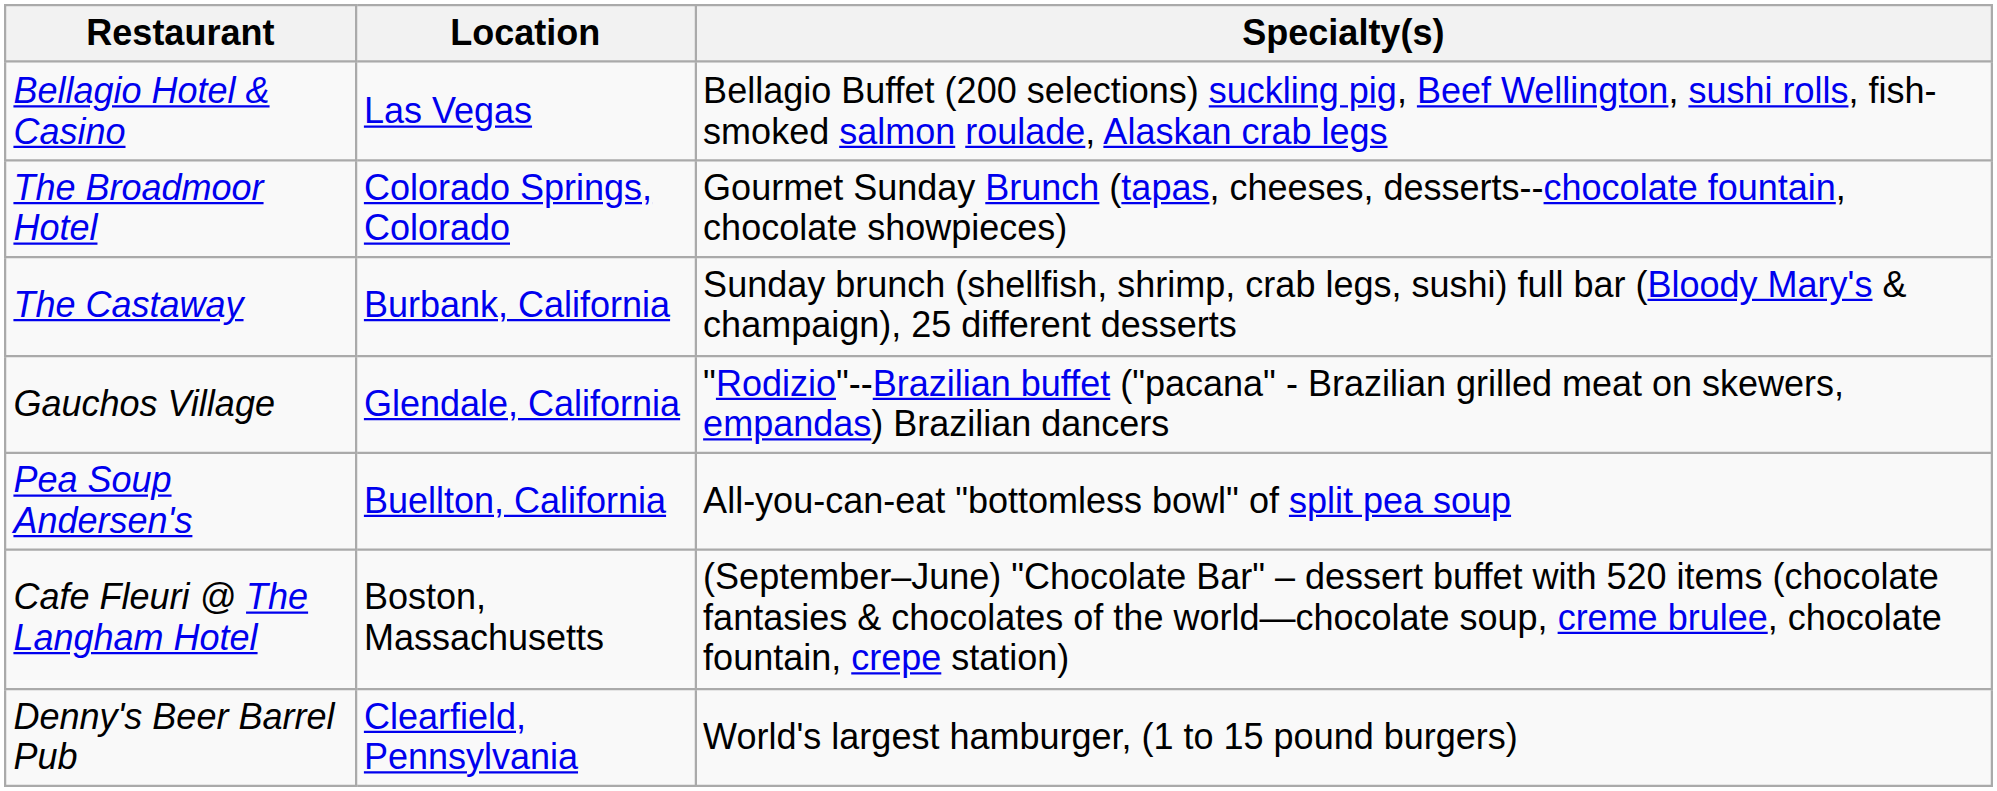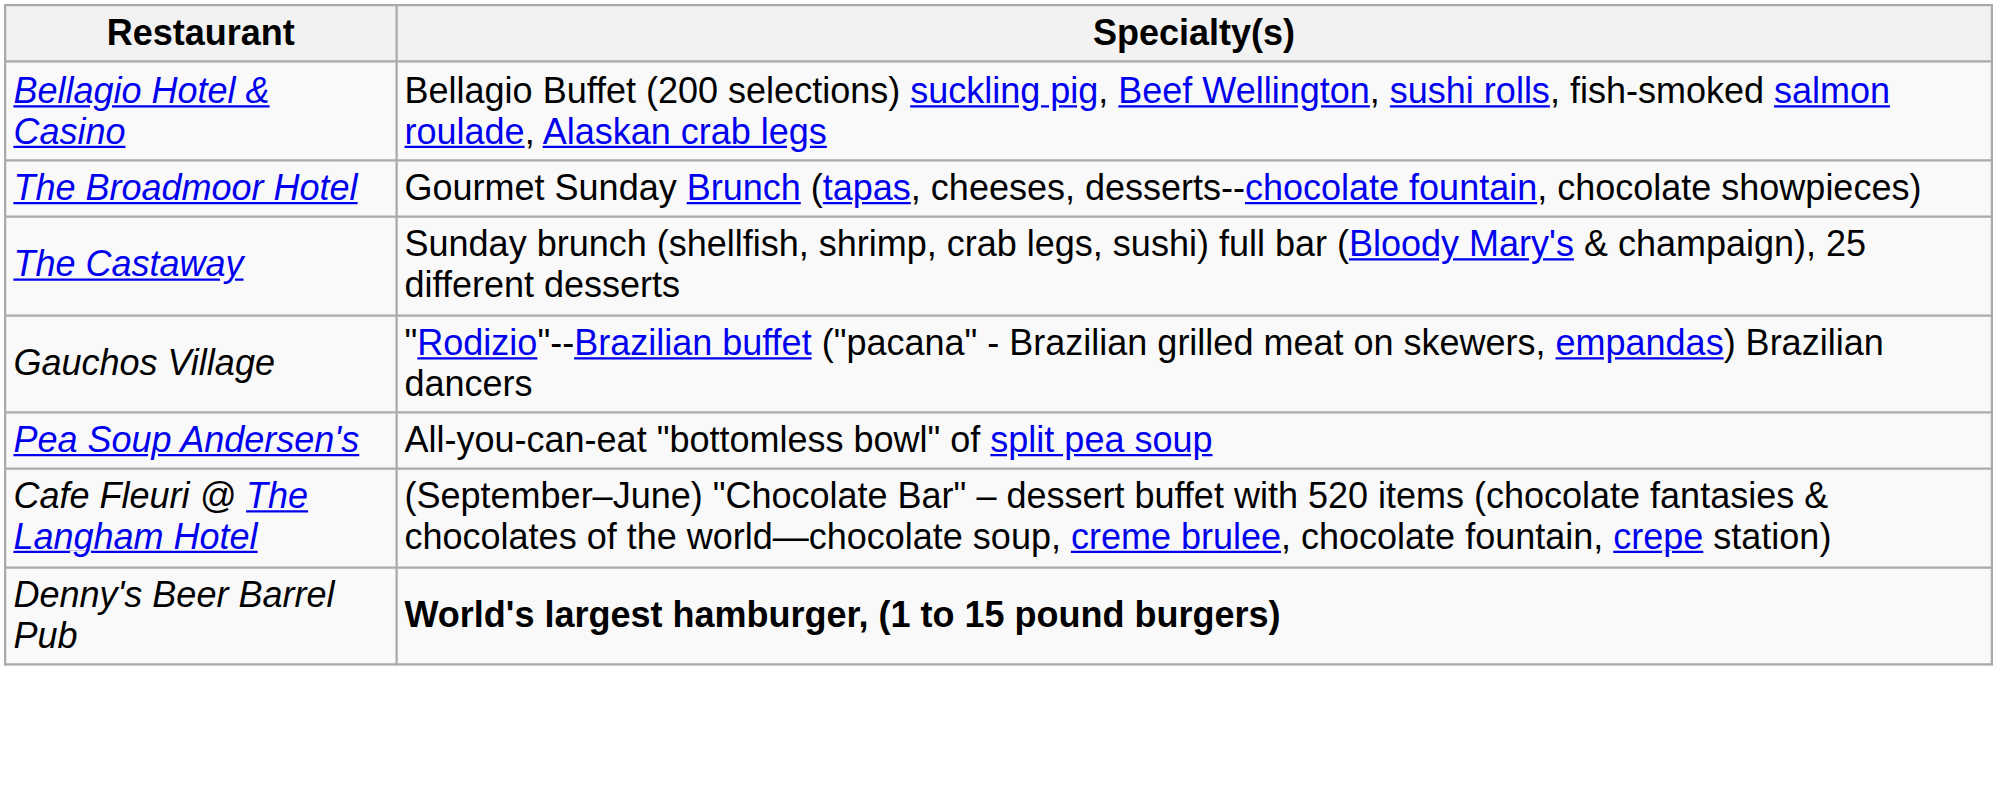- column: (525, 33)
(1110, 736) normal -> (843, 614) bold
